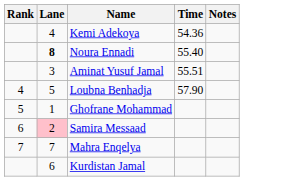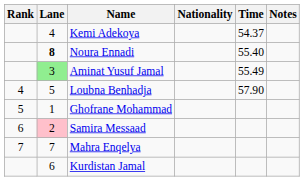+ column: (205, 14)
(190, 33) 54.36 -> (251, 33) 54.37
(52, 71) no background -> (52, 71) lightgreen background
(190, 71) 55.51 -> (251, 71) 55.49
